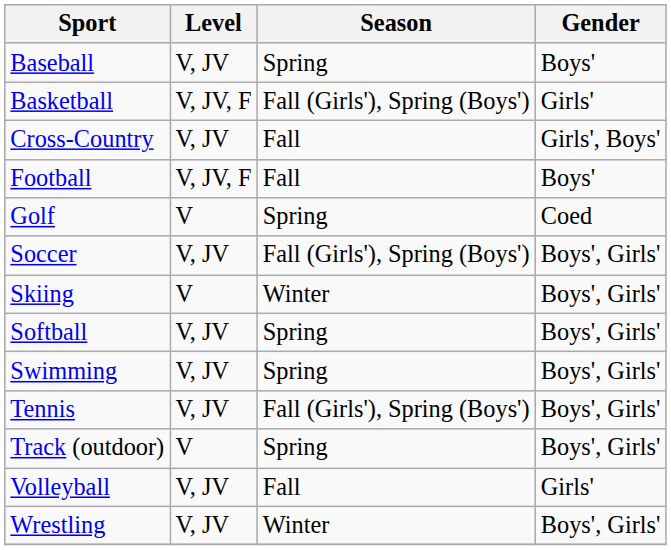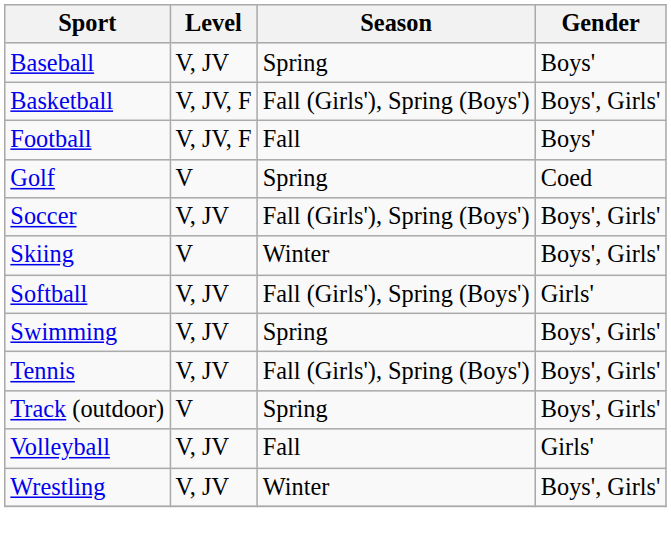(567, 100) Girls' -> (601, 100) Boys', Girls'
- row: (82, 139)
(295, 332) Spring -> (396, 293) Fall (Girls'), Spring (Boys')
(601, 332) Boys', Girls' -> (567, 293) Girls'
